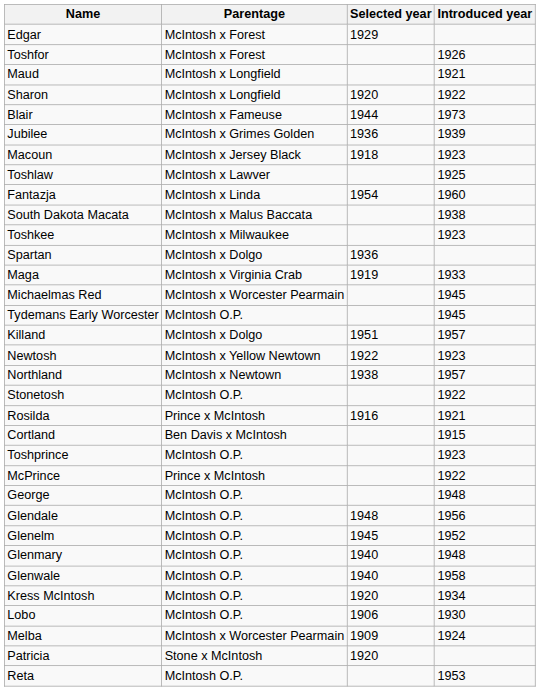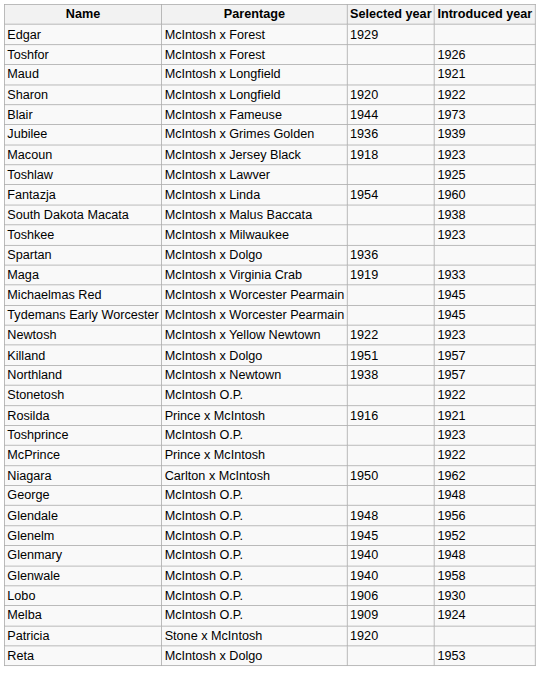(204, 315) McIntosh O.P. -> (254, 315) McIntosh x Worcester Pearmain
rows swapped: (32, 355) <-> (26, 335)
- row: (31, 435)
+ row: (29, 475)
- row: (51, 595)
(254, 635) McIntosh x Worcester Pearmain -> (204, 615) McIntosh O.P.
(204, 676) McIntosh O.P. -> (213, 656) McIntosh x Dolgo
